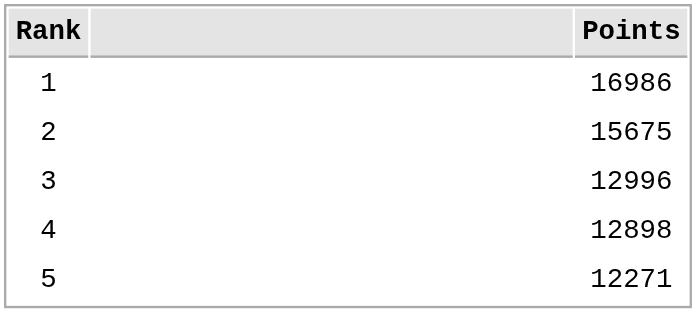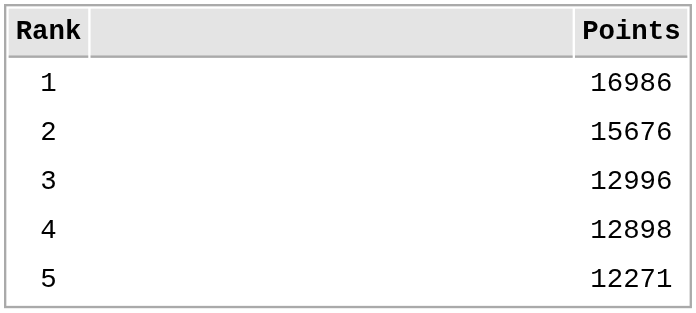(631, 133) 15675 -> (631, 133) 15676
